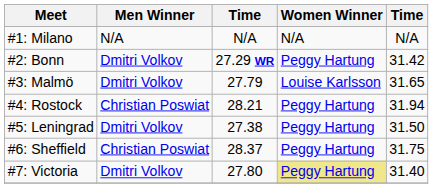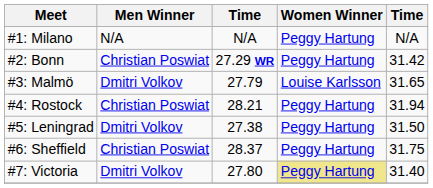(292, 37) N/A -> (328, 37) Peggy Hartung
(141, 60) Dmitri Volkov -> (155, 60) Christian Poswiat
